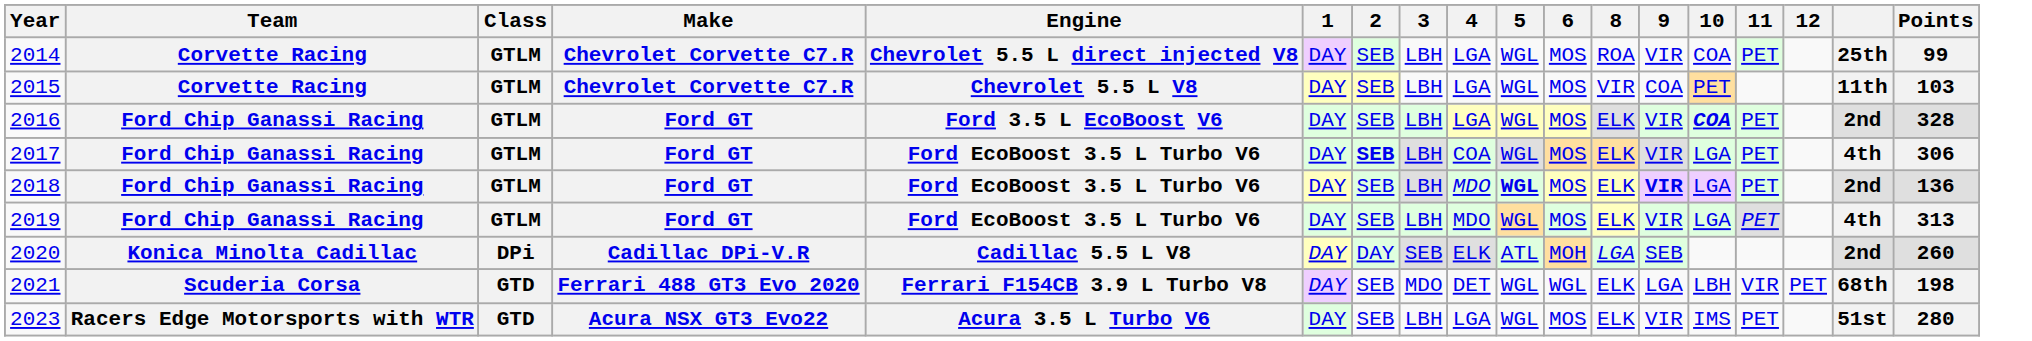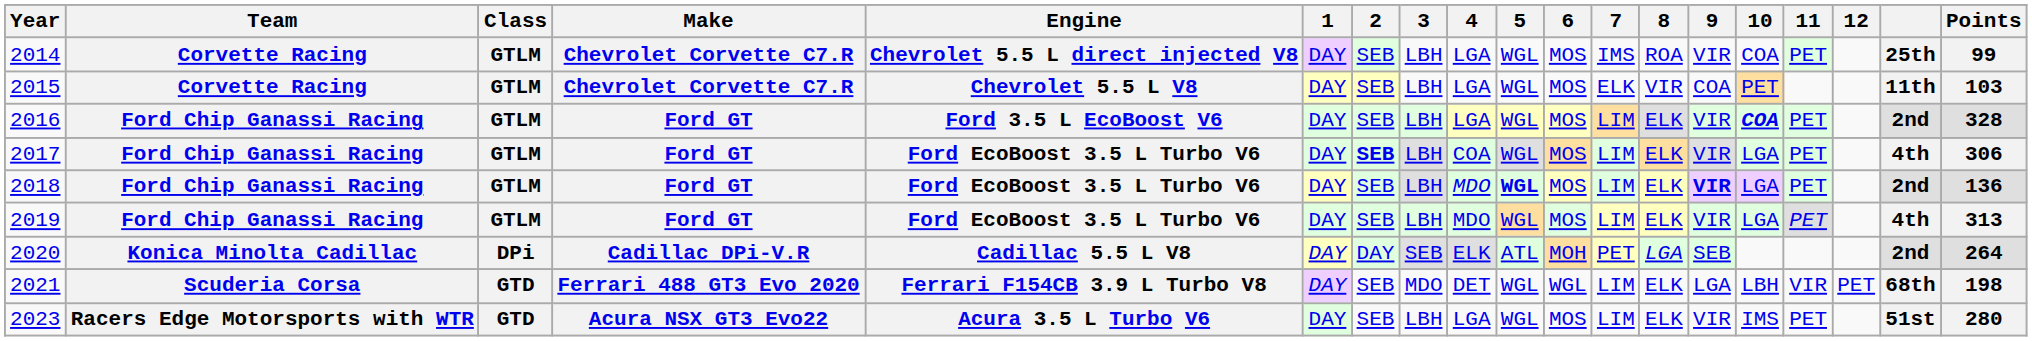+ column: (1616, 22)
(1936, 253) 260 -> (1984, 253) 264
